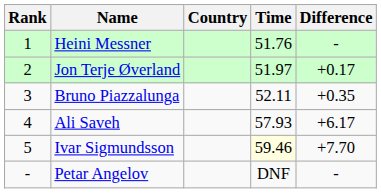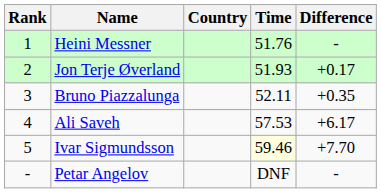(273, 69) 51.97 -> (273, 69) 51.93
(273, 122) 57.93 -> (273, 122) 57.53
